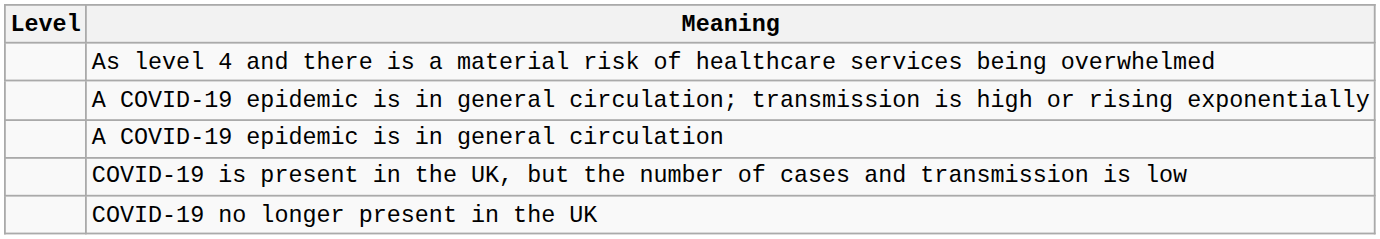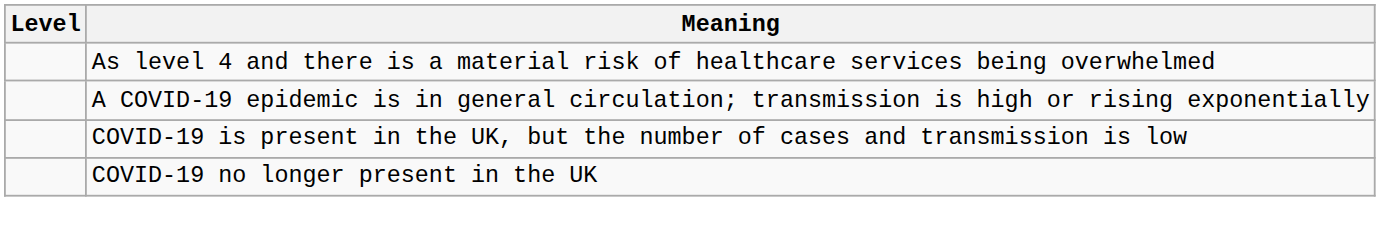- row: (408, 138)
